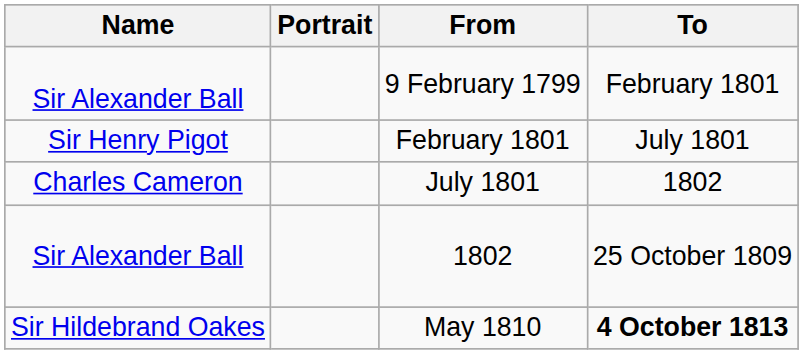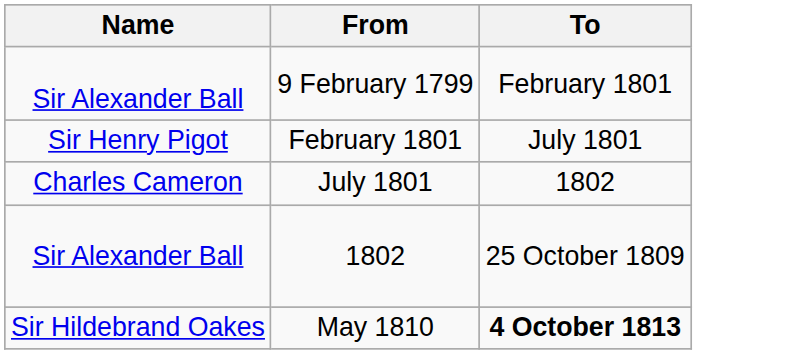- column: (325, 25)
